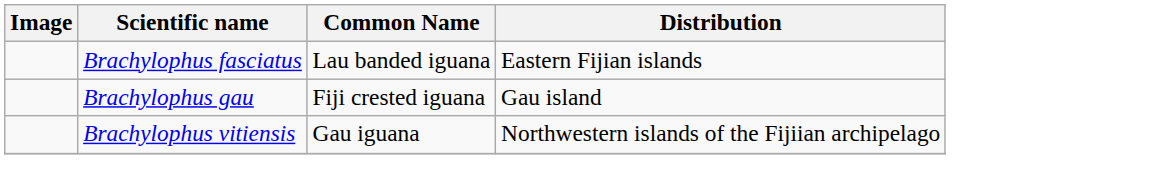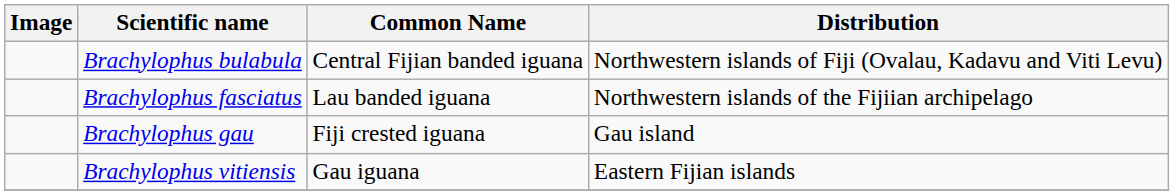+ row: (192, 60)
(602, 60) Eastern Fijian islands -> (813, 97) Northwestern islands of the Fijiian archipelago
(721, 134) Northwestern islands of the Fijiian archipelago -> (694, 171) Eastern Fijian islands
